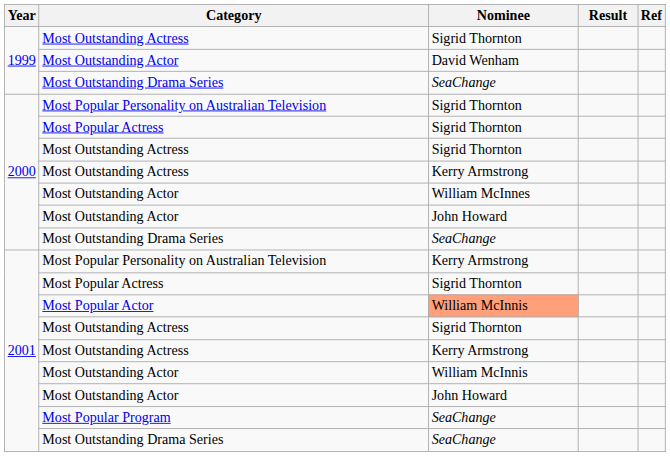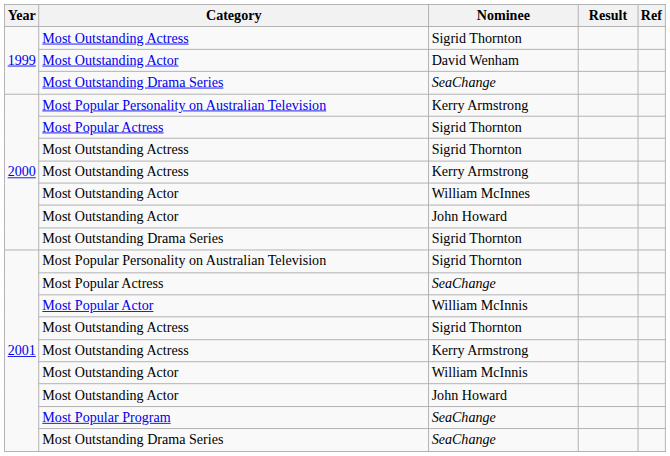(477, 104) Sigrid Thornton -> (480, 104) Kerry Armstrong
(464, 238) SeaChange -> (477, 238) Sigrid Thornton
(480, 261) Kerry Armstrong -> (477, 261) Sigrid Thornton
(477, 283) Sigrid Thornton -> (464, 283) SeaChange
(480, 305) lightsalmon background -> (480, 305) no background
